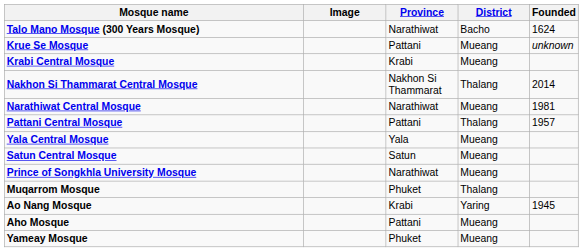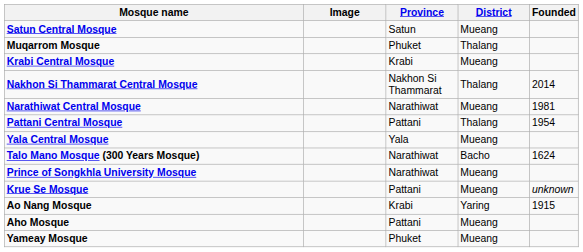rows swapped: (103, 29) <-> (62, 156)
rows swapped: (47, 45) <-> (53, 189)
(544, 123) 1957 -> (544, 123) 1954
(544, 205) 1945 -> (544, 205) 1915
